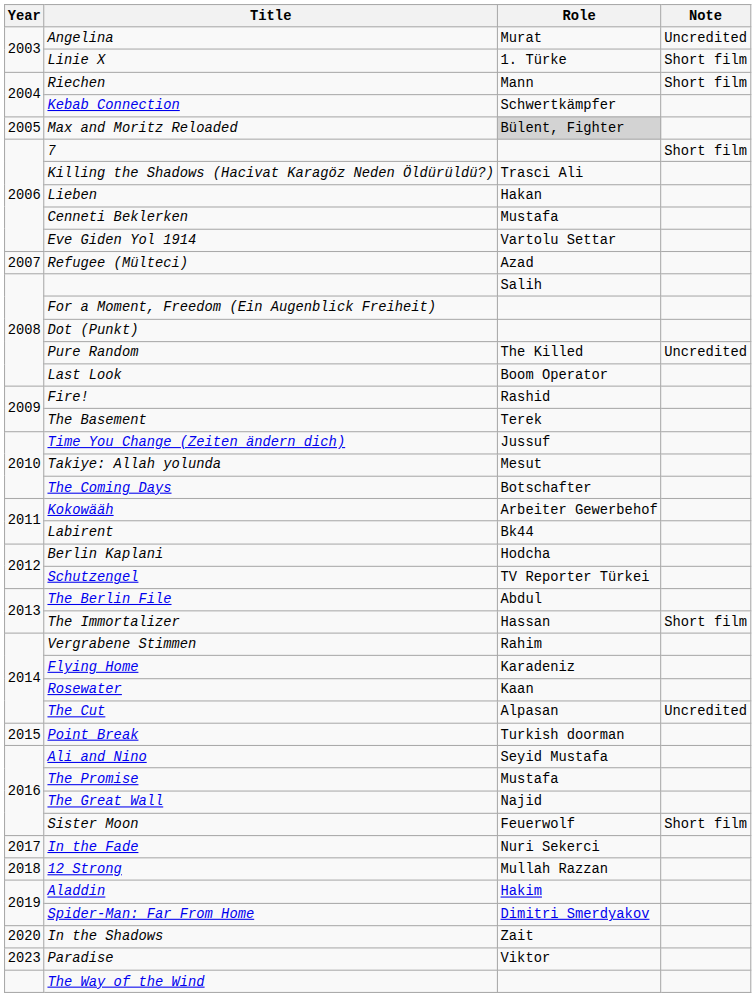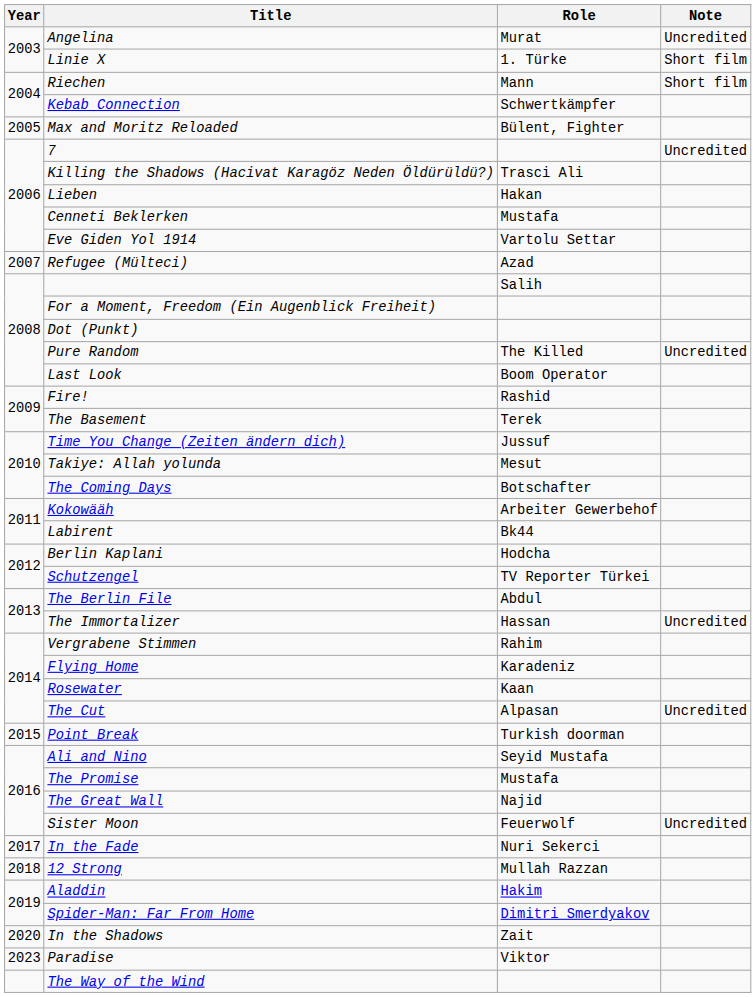(563, 128) lightgrey background -> (563, 128) no background
(706, 151) Short film -> (706, 151) Uncredited
(706, 622) Short film -> (706, 622) Uncredited
(706, 824) Short film -> (706, 824) Uncredited
